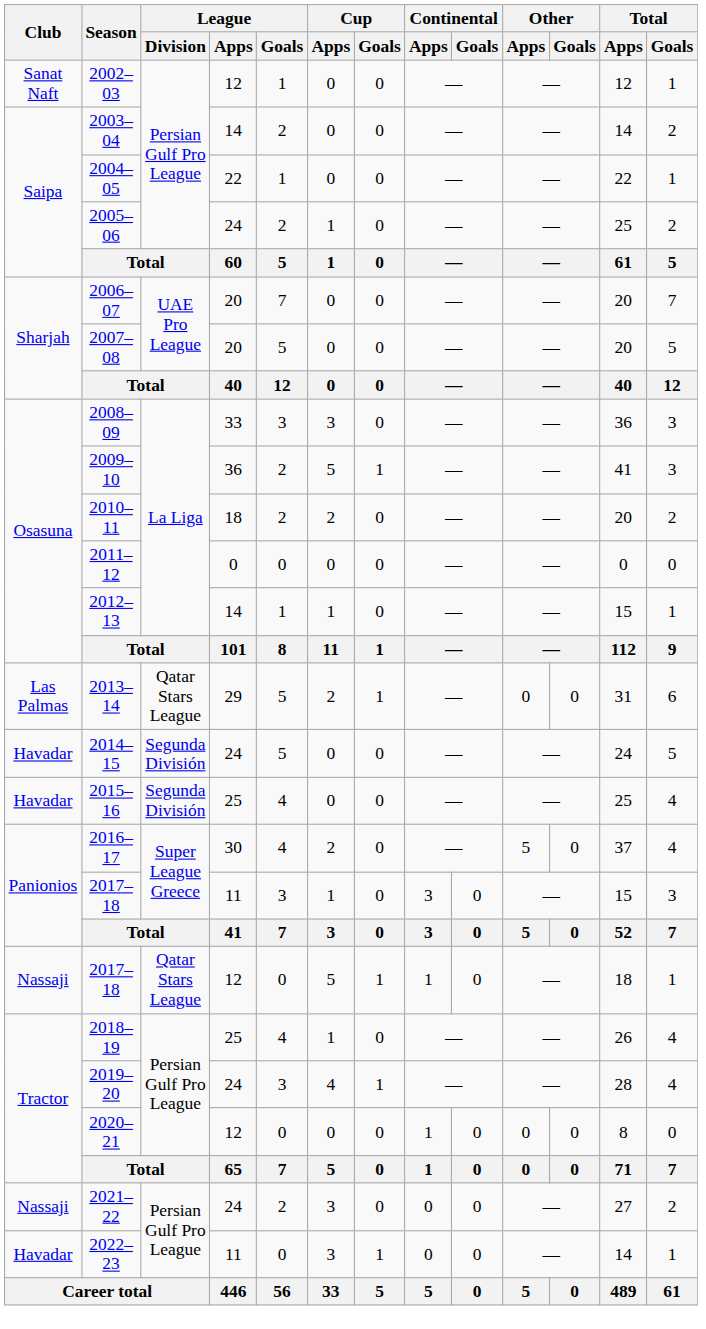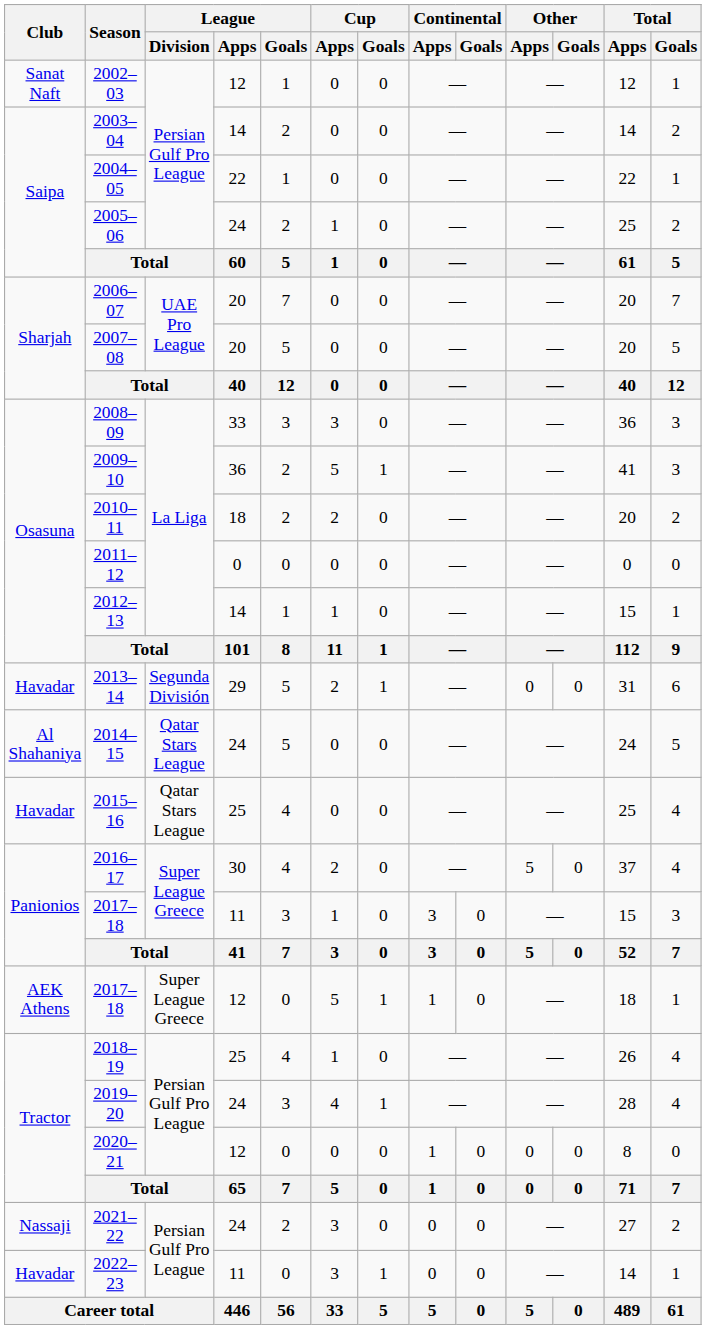(43, 696) Las Palmas -> (45, 686) Havadar
(175, 696) Qatar Stars League -> (179, 686) Segunda División
(43, 753) Havadar -> (45, 743) Al Shahaniya
(175, 753) Segunda División -> (179, 743) Qatar Stars League
(175, 800) Segunda División -> (179, 810) Qatar Stars League
(43, 979) Nassaji -> (45, 999) AEK Athens
(175, 979) Qatar Stars League -> (179, 999) Super League Greece
